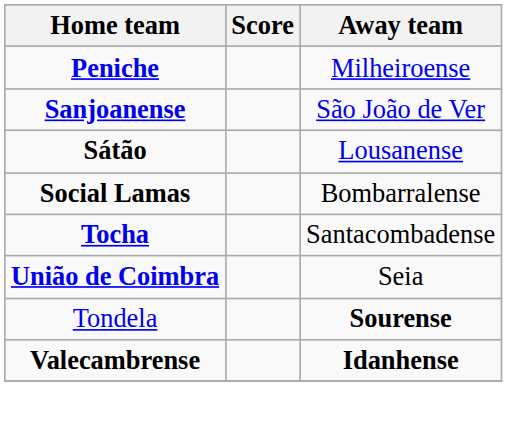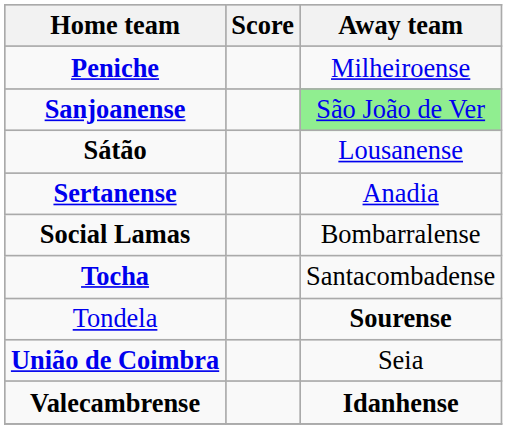(401, 109) no background -> (401, 109) lightgreen background
+ row: (115, 192)
rows swapped: (115, 318) <-> (115, 276)
